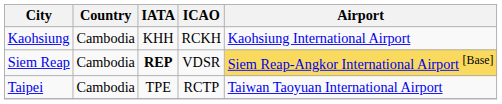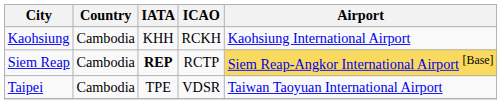(201, 62) VDSR -> (201, 62) RCTP
(201, 87) RCTP -> (201, 87) VDSR
